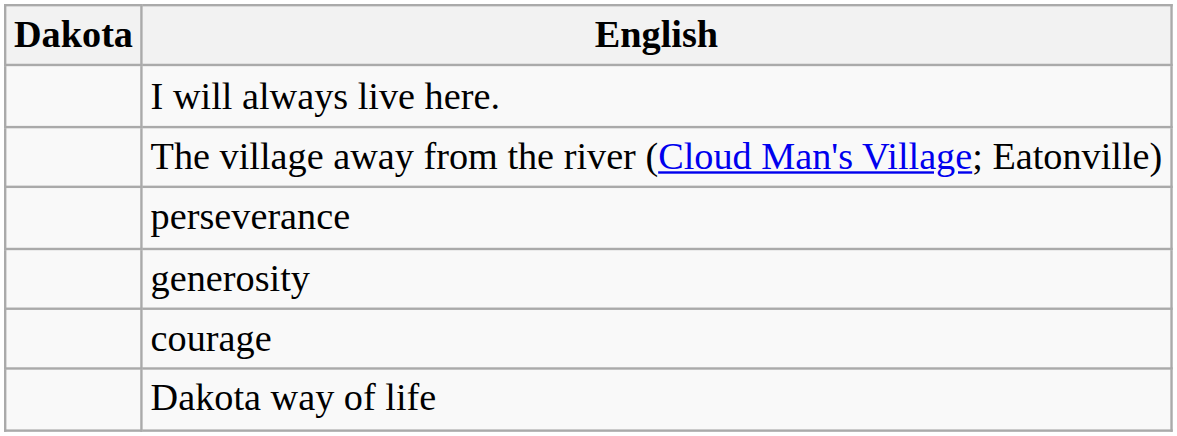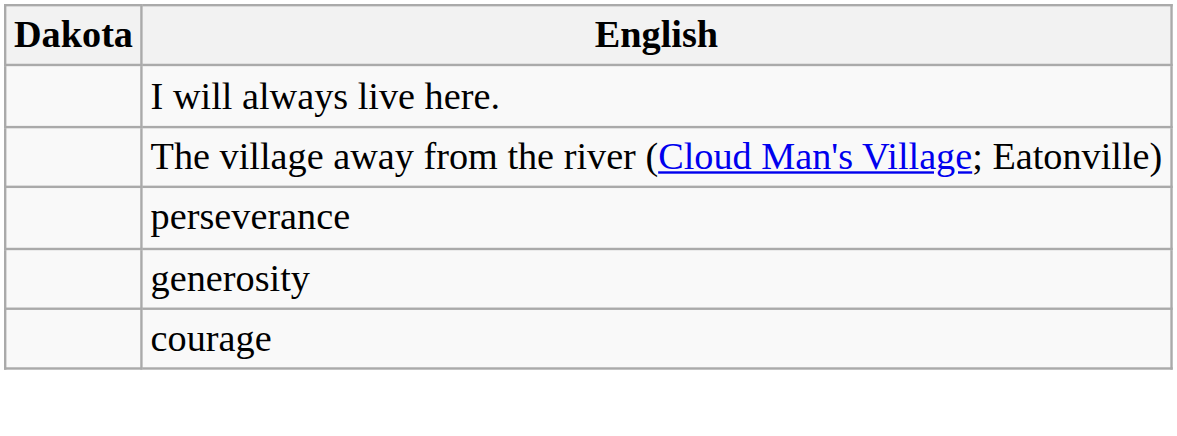- row: (293, 398)
